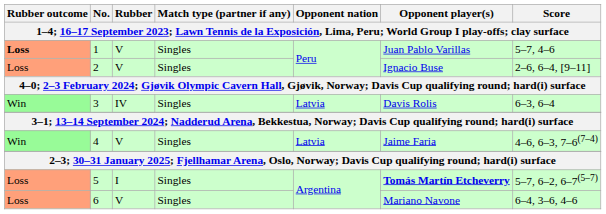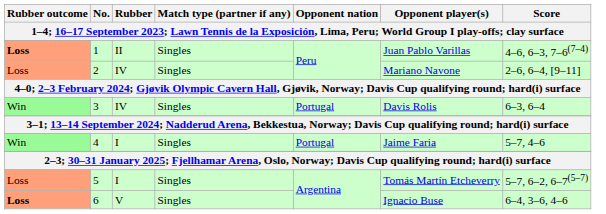(119, 49) V -> (119, 51) II
(535, 49) 5–7, 4–6 -> (547, 51) 4–6, 6–3, 7–6(7–4)
(119, 67) V -> (121, 70) IV
(413, 67) Ignacio Buse -> (422, 70) Mariano Navone
(310, 103) Latvia -> (315, 106) Portugal
(119, 141) V -> (117, 142) I
(310, 141) Latvia -> (315, 142) Portugal
(556, 141) 4–6, 6–3, 7–6(7–4) -> (525, 142) 5–7, 4–6
(447, 180) bold -> (442, 180) normal
(18, 199) normal -> (18, 199) bold
(422, 199) Mariano Navone -> (413, 199) Ignacio Buse
